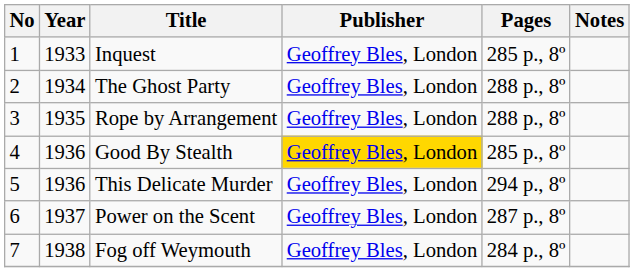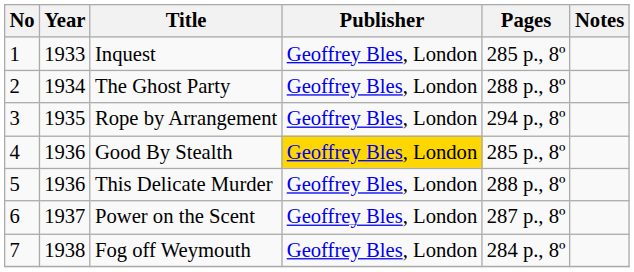(526, 119) 288 p., 8º -> (526, 119) 294 p., 8º
(526, 184) 294 p., 8º -> (526, 184) 288 p., 8º
